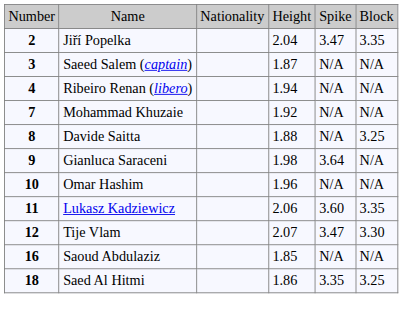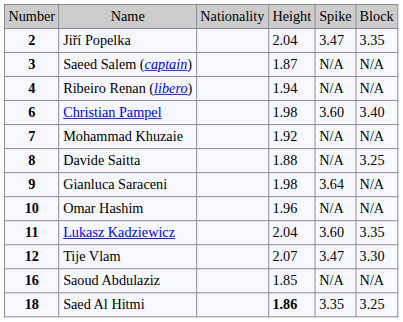+ row: (112, 112)
(285, 208) 2.06 -> (285, 232) 2.04
(285, 280) normal -> (285, 304) bold
